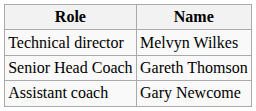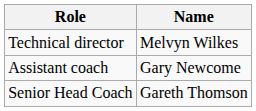rows swapped: (70, 67) <-> (58, 93)
